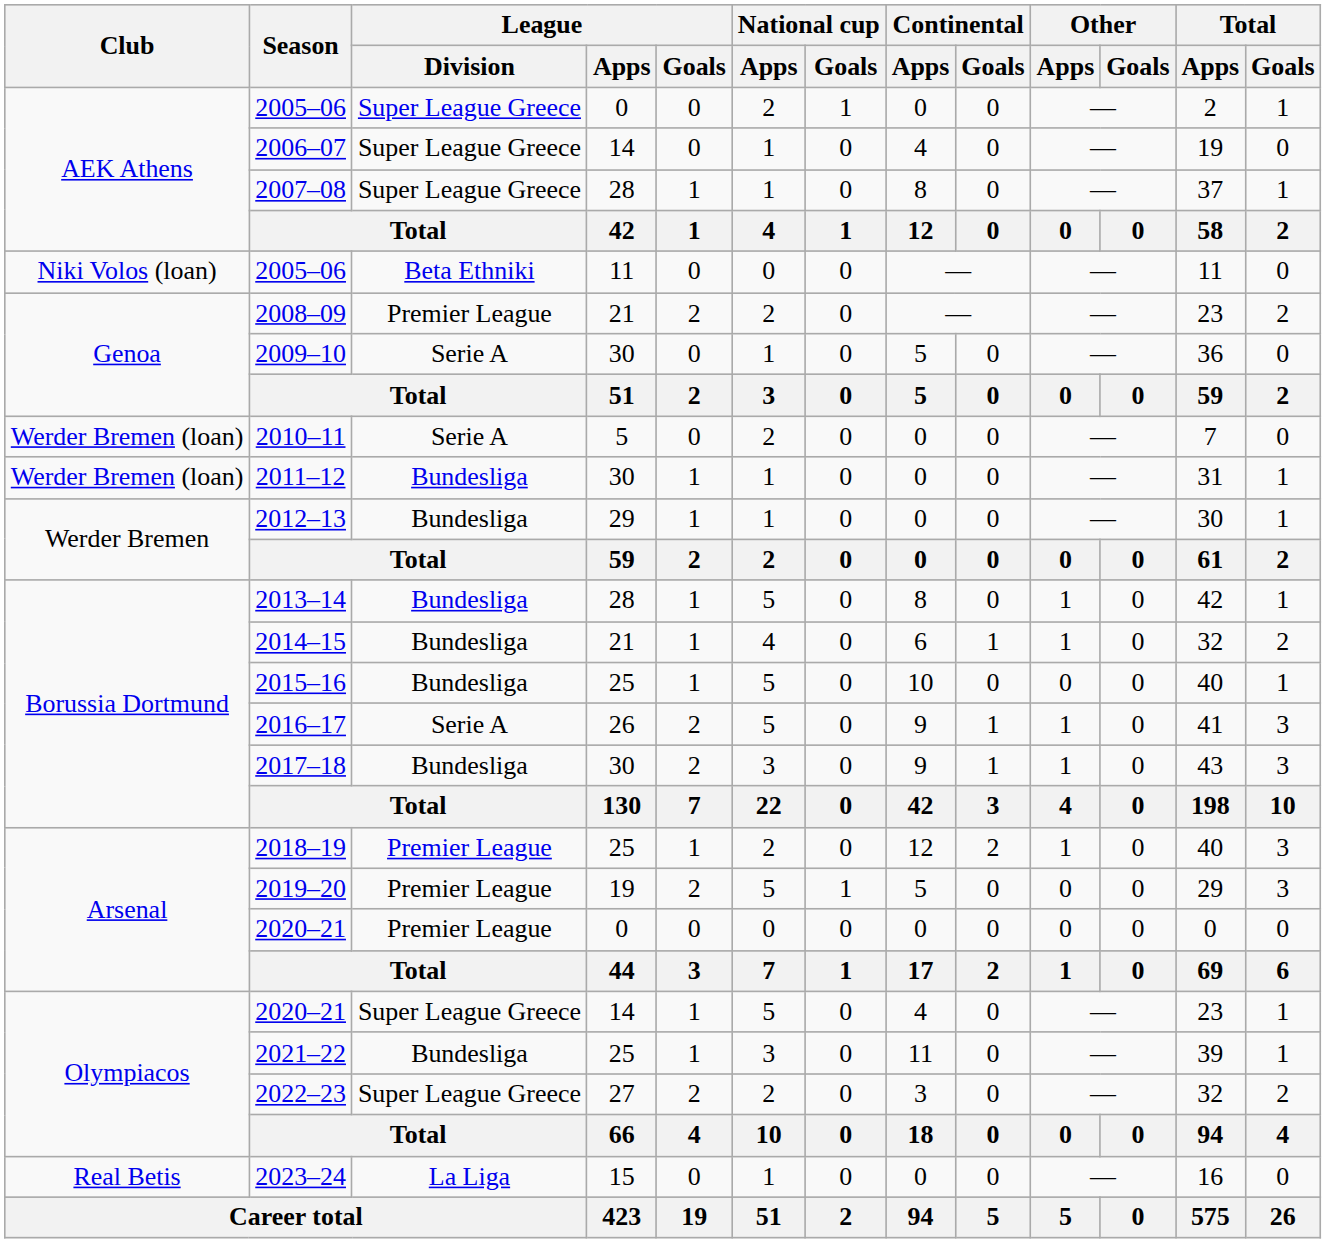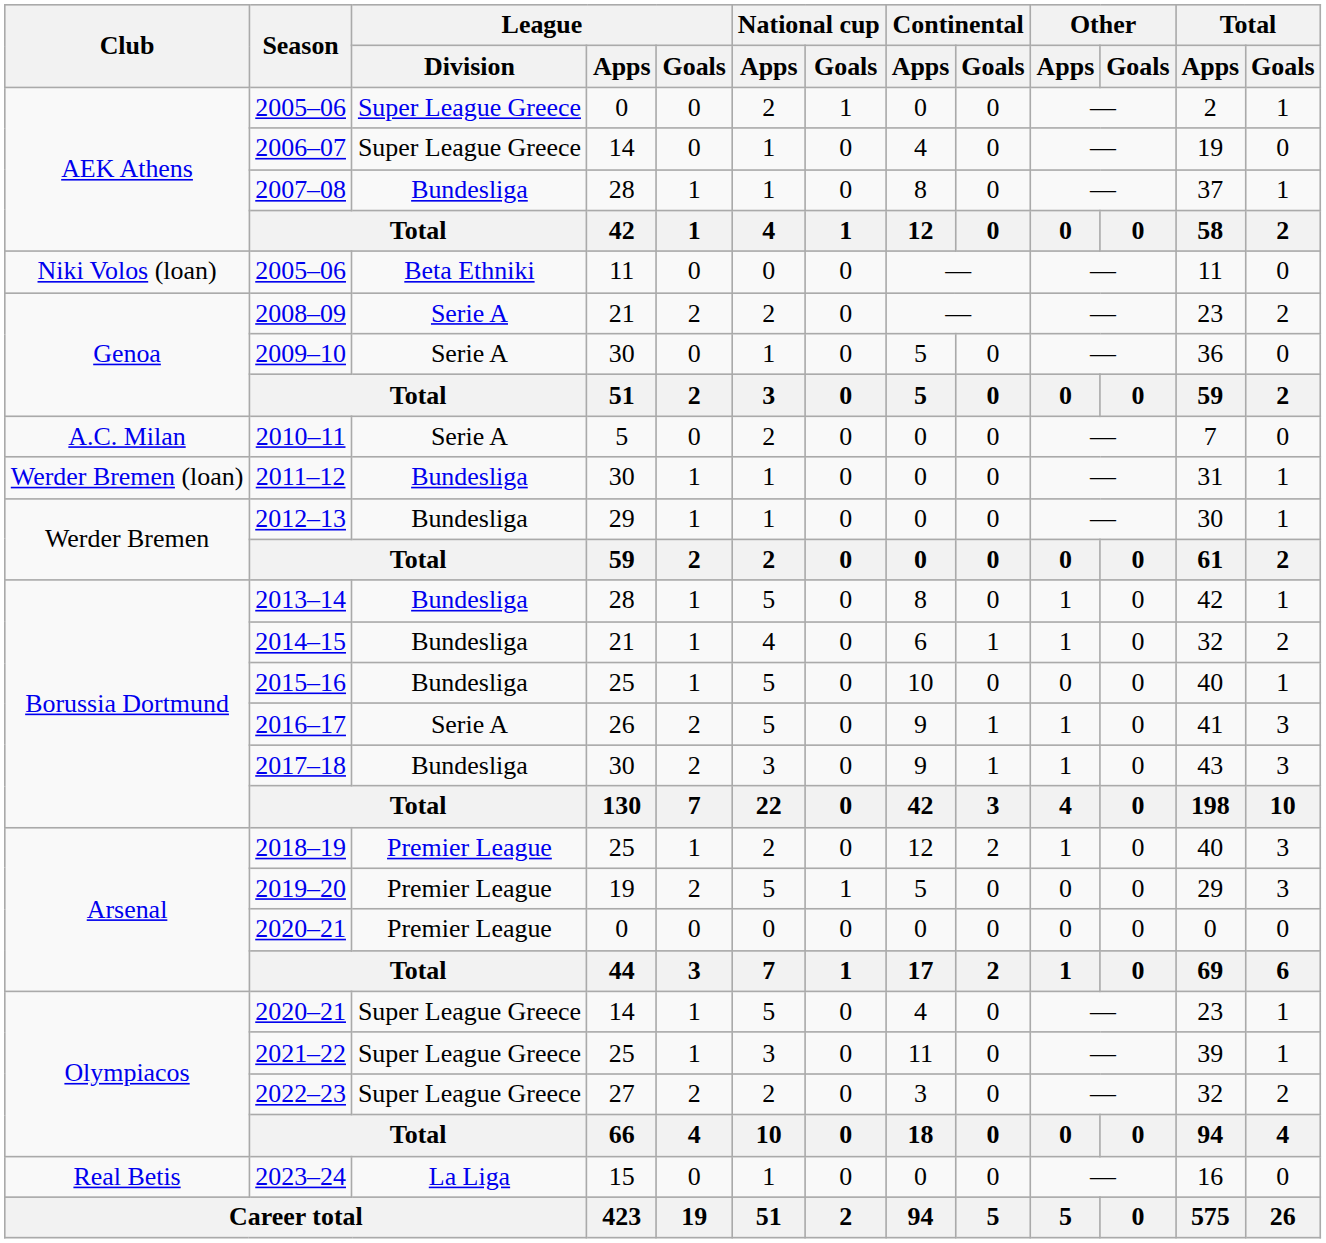(469, 189) Super League Greece -> (469, 189) Bundesliga
(469, 312) Premier League -> (469, 312) Serie A
(127, 436) Werder Bremen (loan) -> (127, 436) A.C. Milan
(469, 1052) Bundesliga -> (469, 1052) Super League Greece
